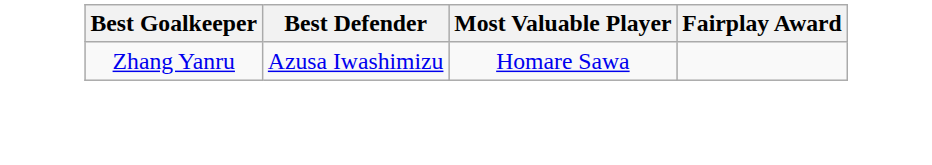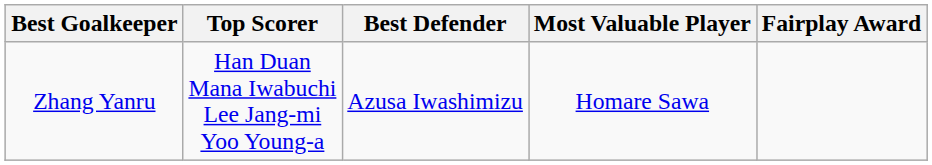+ column: (262, 23)
